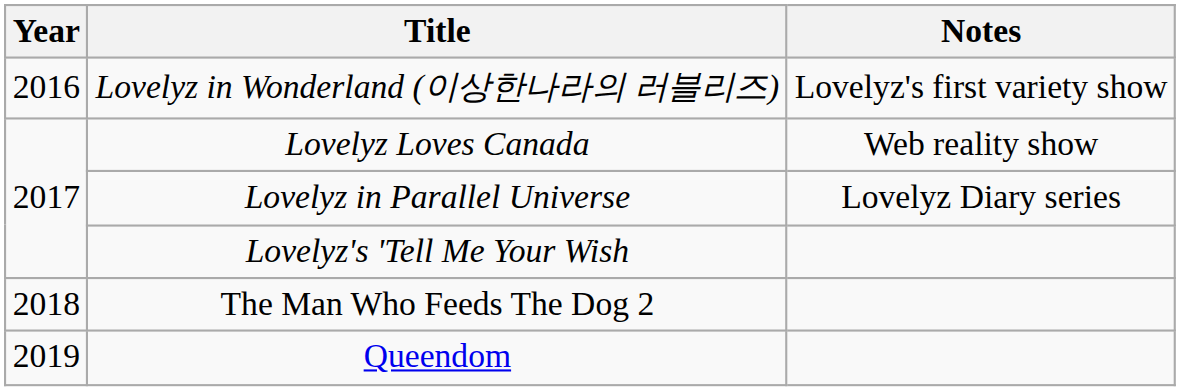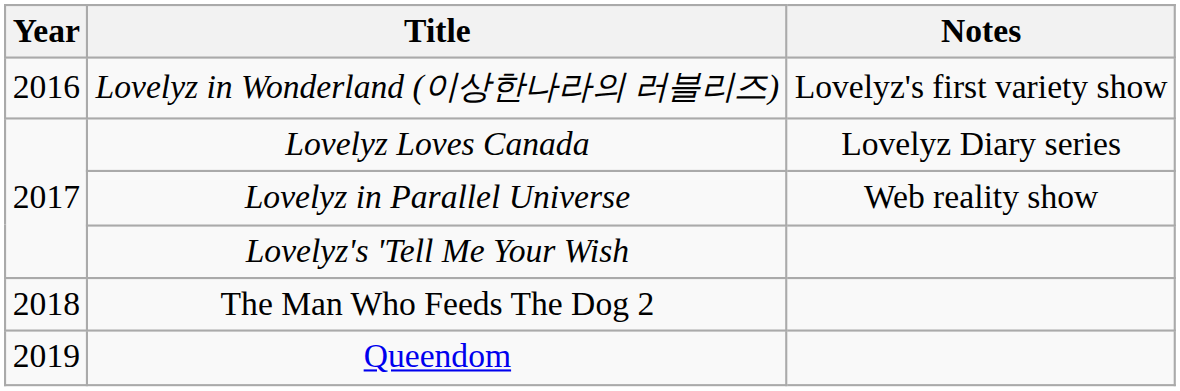(981, 144) Web reality show -> (981, 144) Lovelyz Diary series
(981, 197) Lovelyz Diary series -> (981, 197) Web reality show
